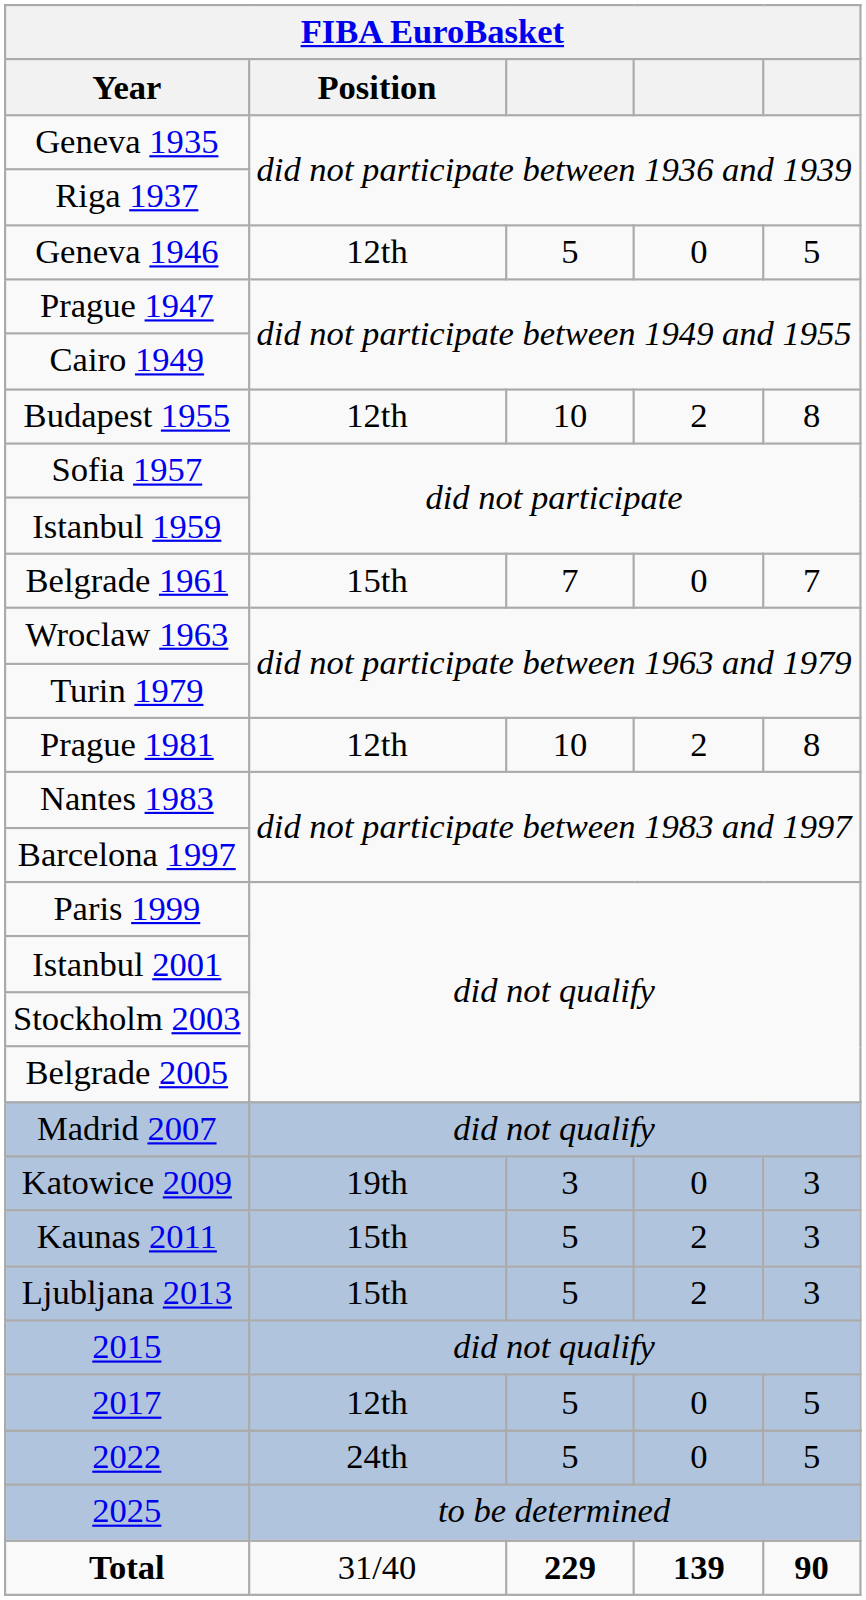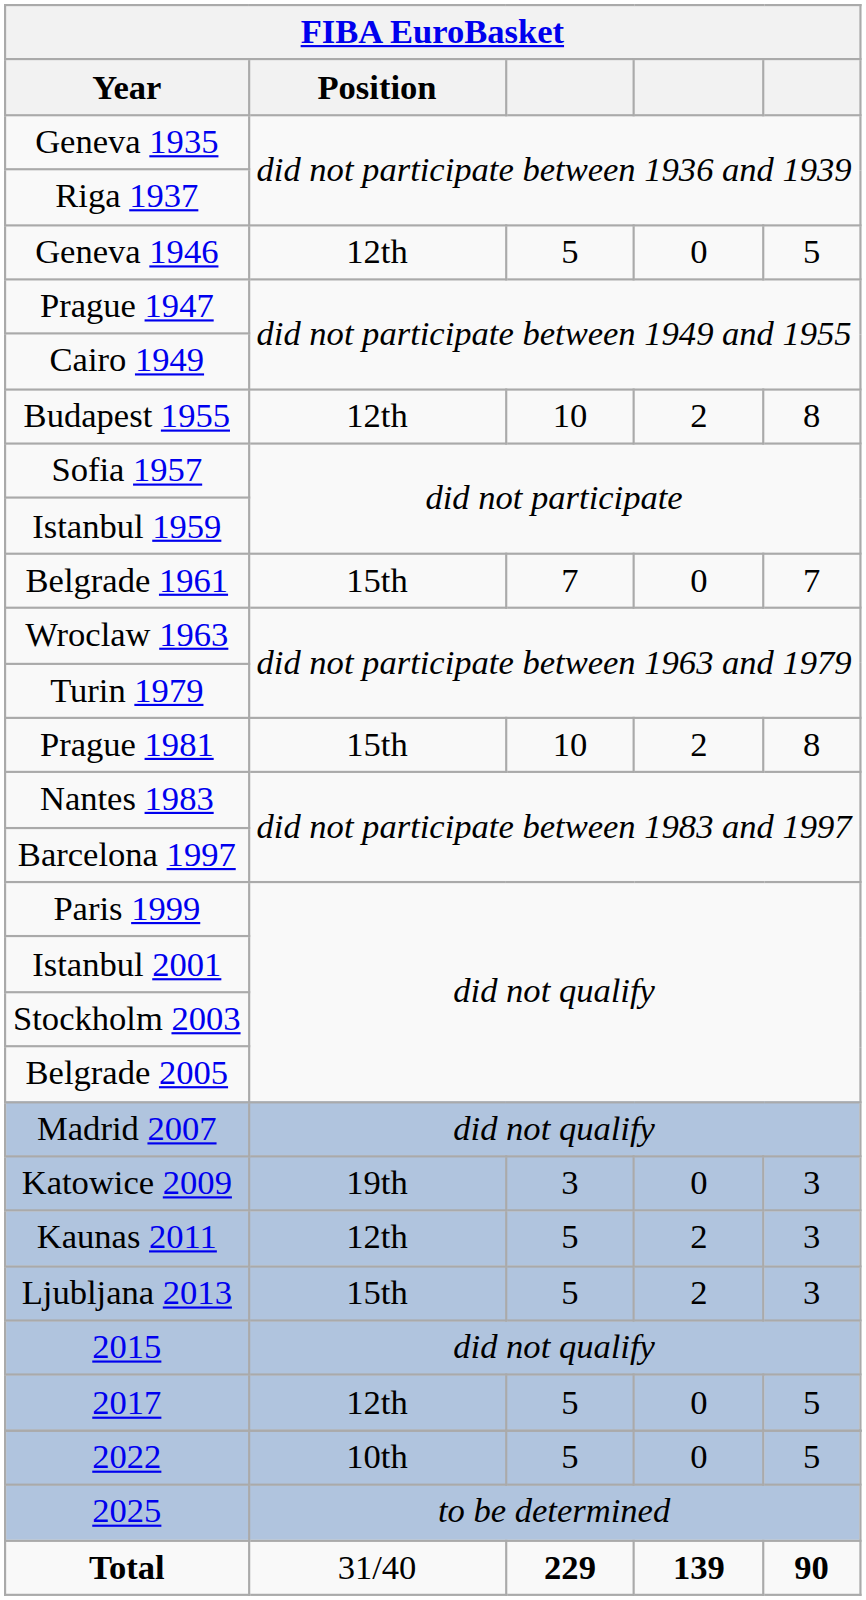(377, 744) 12th -> (377, 744) 15th
(377, 1237) 15th -> (377, 1237) 12th
(377, 1456) 24th -> (377, 1456) 10th
